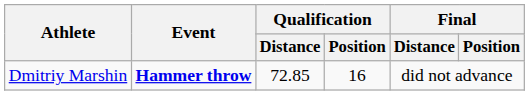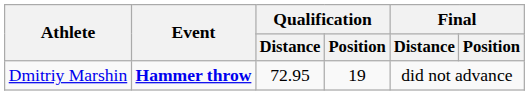(290, 75) 72.85 -> (290, 75) 72.95
(357, 75) 16 -> (357, 75) 19
